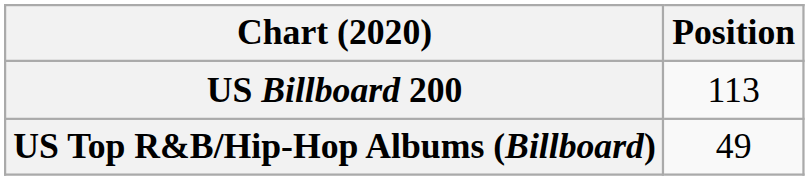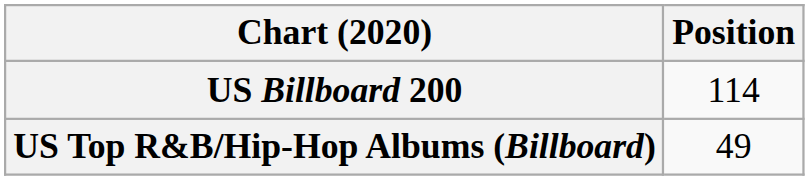(734, 89) 113 -> (734, 89) 114
